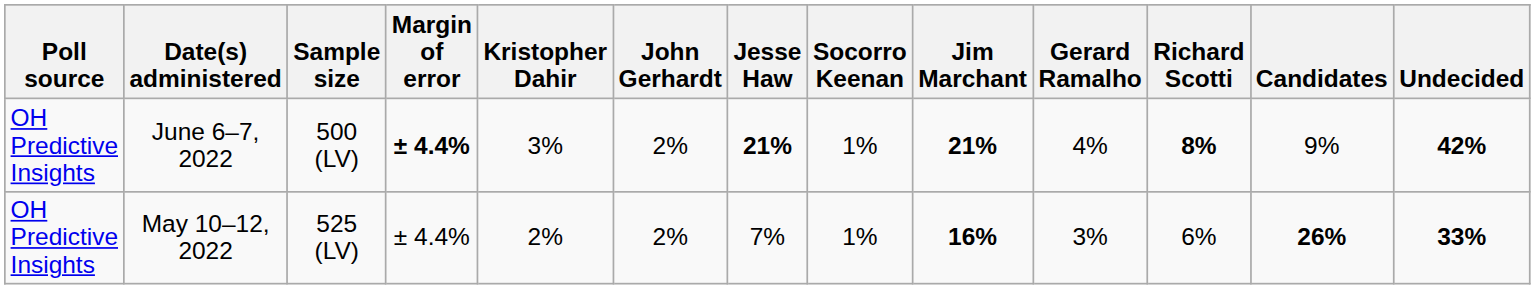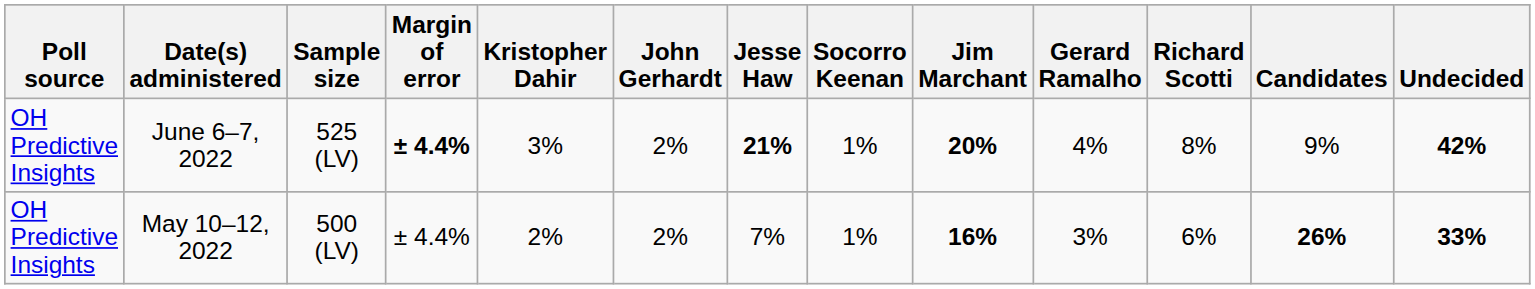(337, 145) 500 (LV) -> (337, 145) 525 (LV)
(973, 145) 21% -> (973, 145) 20%
(1199, 145) bold -> (1199, 145) normal
(337, 238) 525 (LV) -> (337, 238) 500 (LV)
